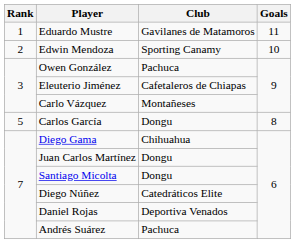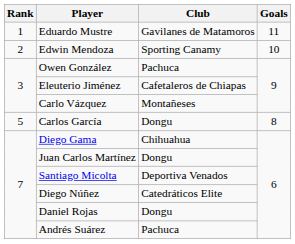(157, 175) Dongu -> (184, 175) Deportiva Venados
(184, 211) Deportiva Venados -> (157, 211) Dongu
